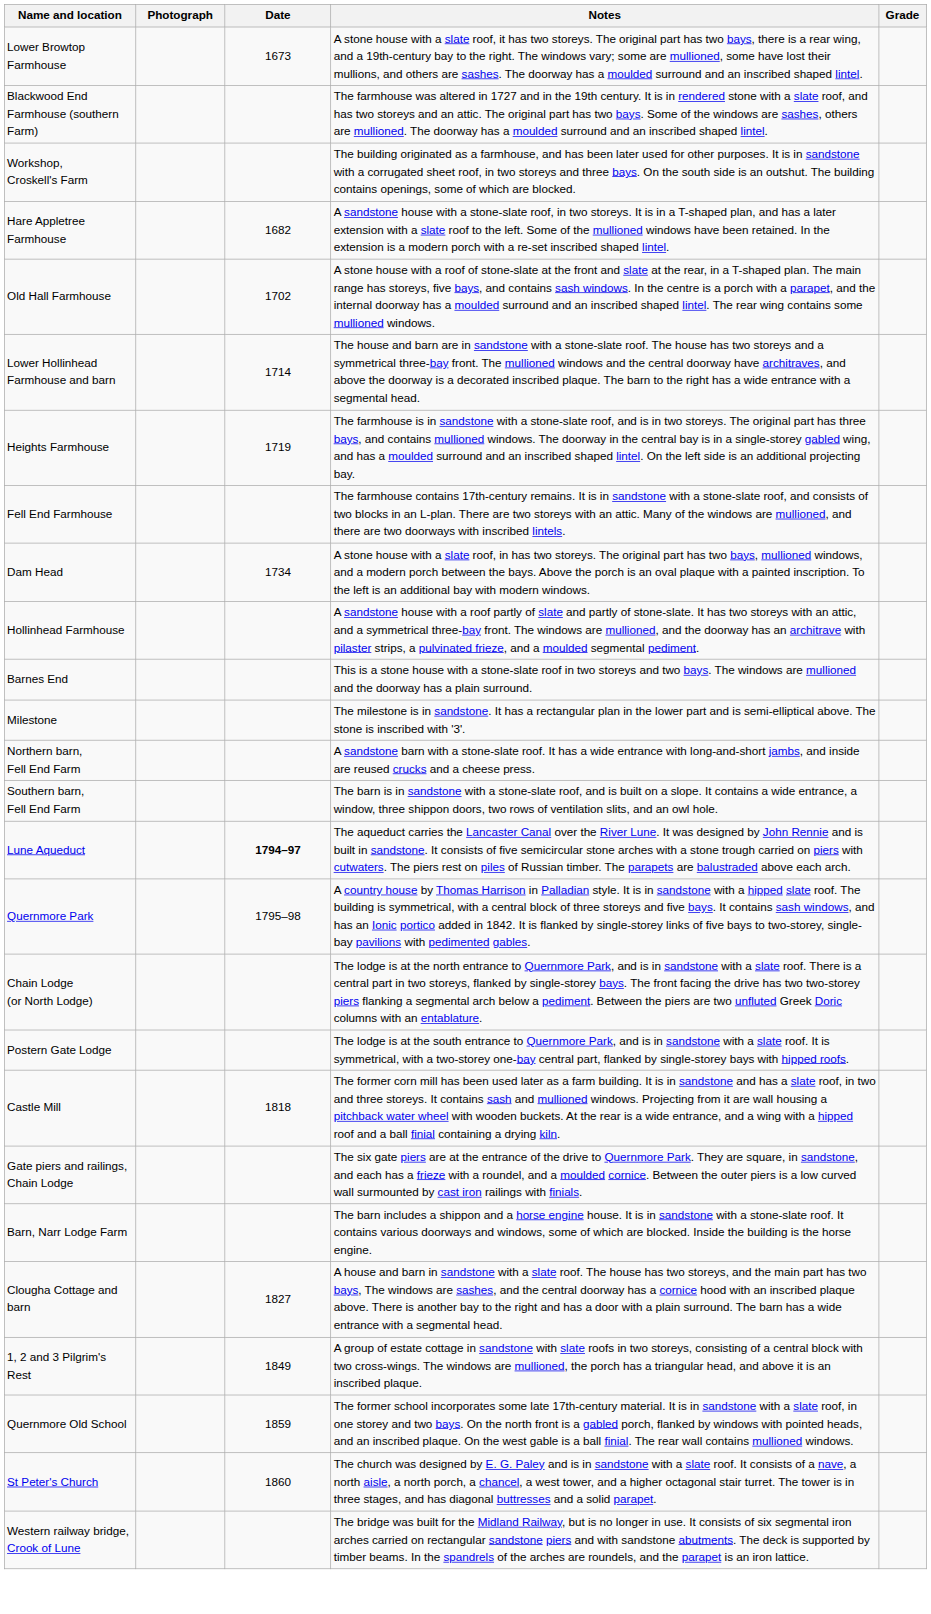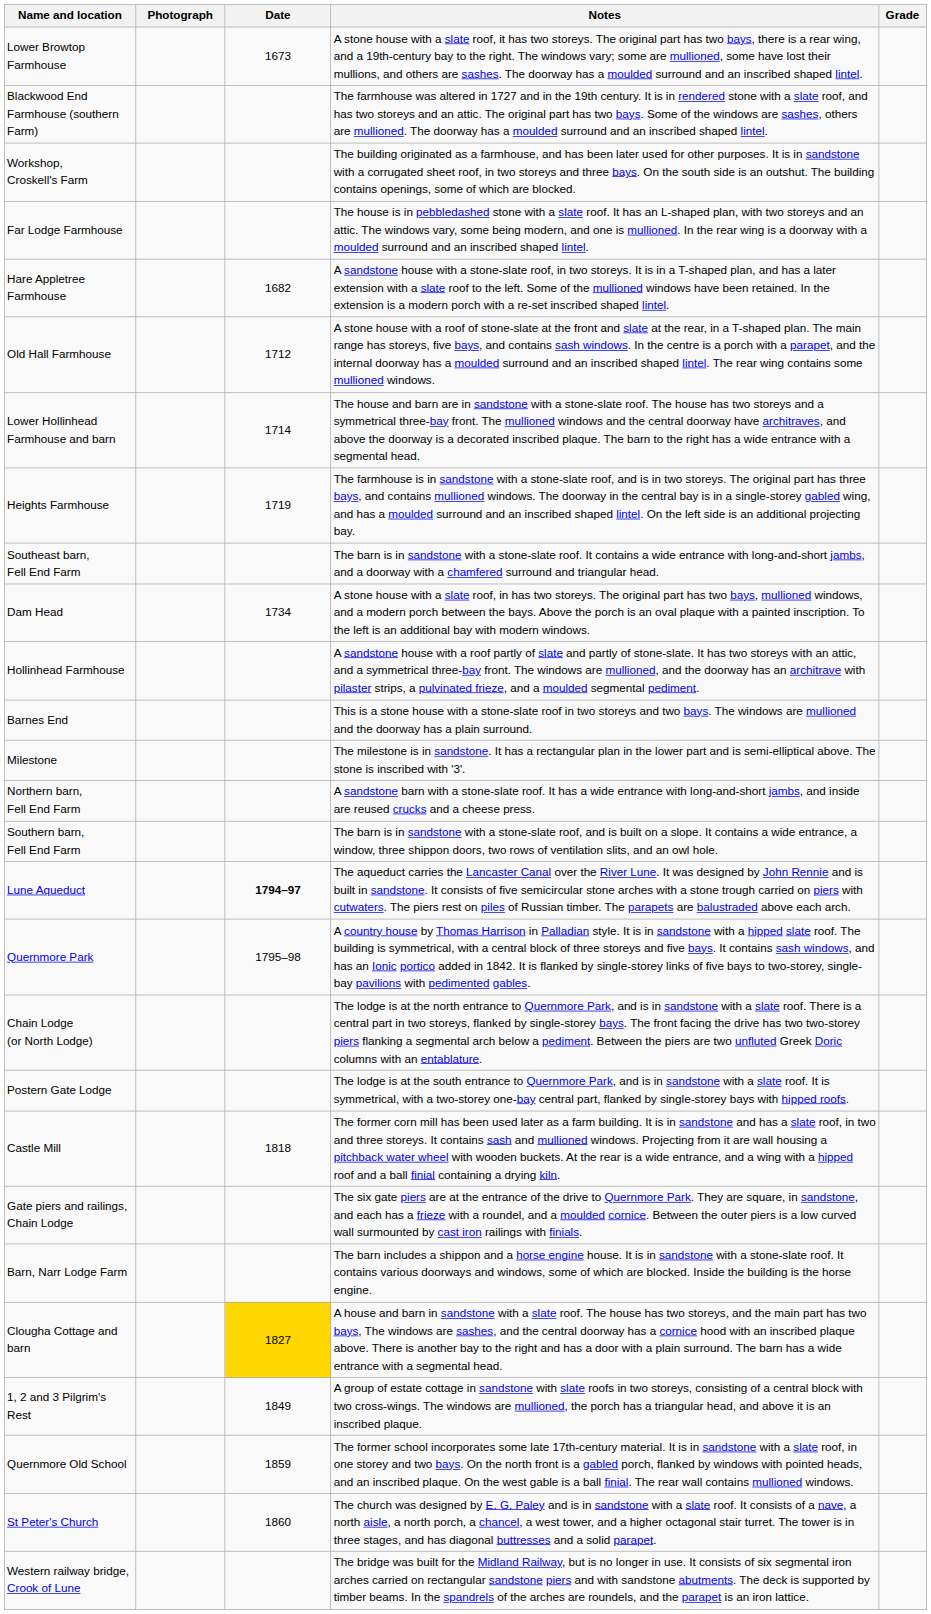+ row: (65, 230)
(278, 296) 1702 -> (278, 354) 1712
- row: (60, 514)
+ row: (48, 563)
(278, 1299) no background -> (278, 1339) gold background
